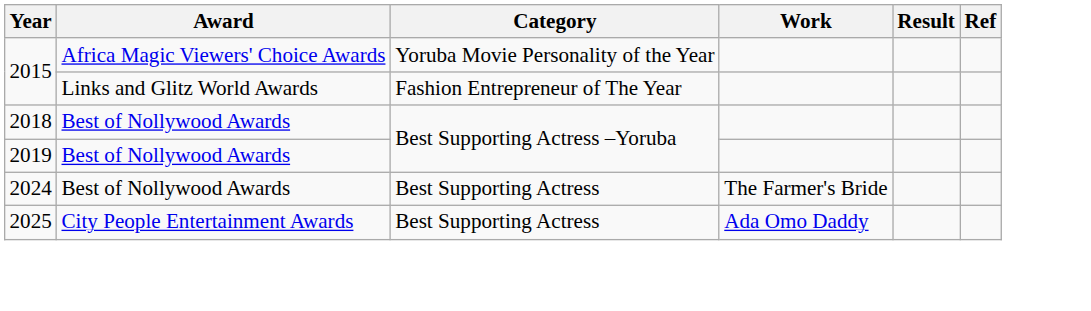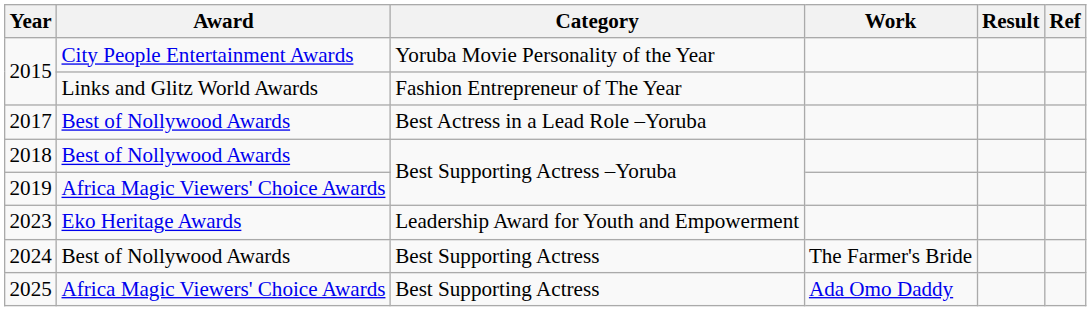(223, 54) Africa Magic Viewers' Choice Awards -> (207, 54) City People Entertainment Awards
+ row: (31, 121)
(176, 155) Best of Nollywood Awards -> (223, 188) Africa Magic Viewers' Choice Awards
+ row: (31, 222)
(207, 222) City People Entertainment Awards -> (223, 289) Africa Magic Viewers' Choice Awards
